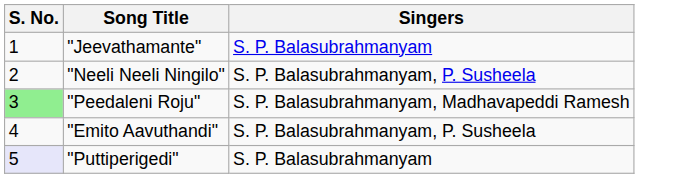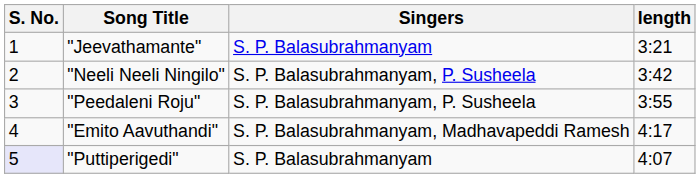+ column: (664, 18)
(14, 103) lightgreen background -> (14, 103) no background
(431, 103) S. P. Balasubrahmanyam, Madhavapeddi Ramesh -> (384, 103) S. P. Balasubrahmanyam, P. Susheela
(384, 131) S. P. Balasubrahmanyam, P. Susheela -> (431, 131) S. P. Balasubrahmanyam, Madhavapeddi Ramesh
